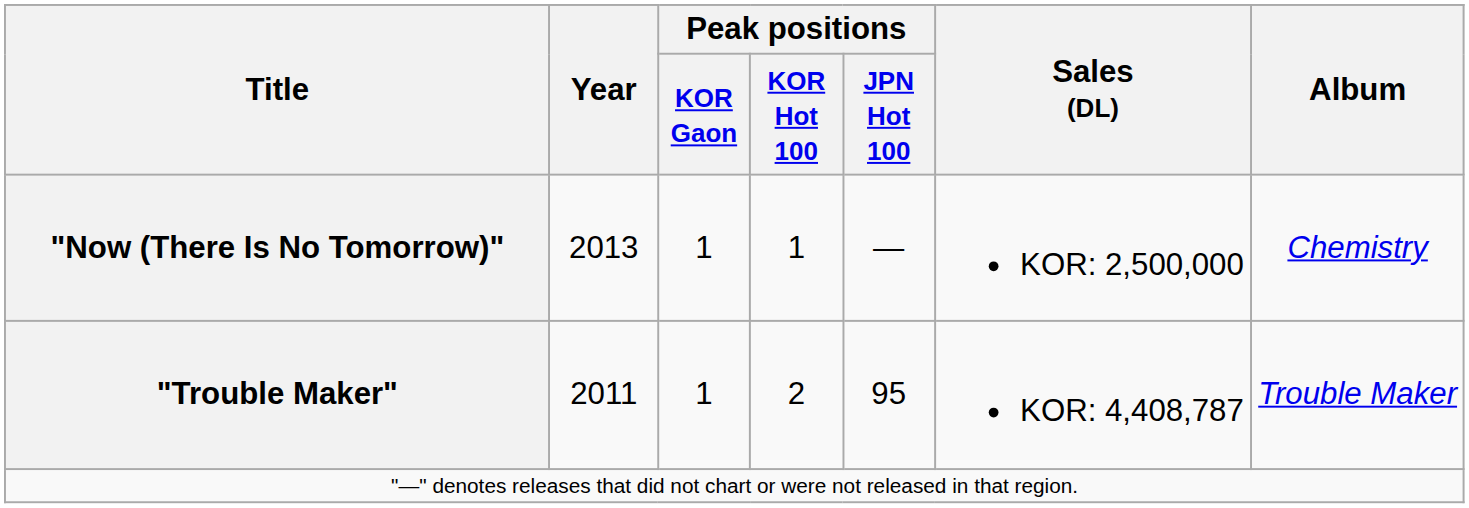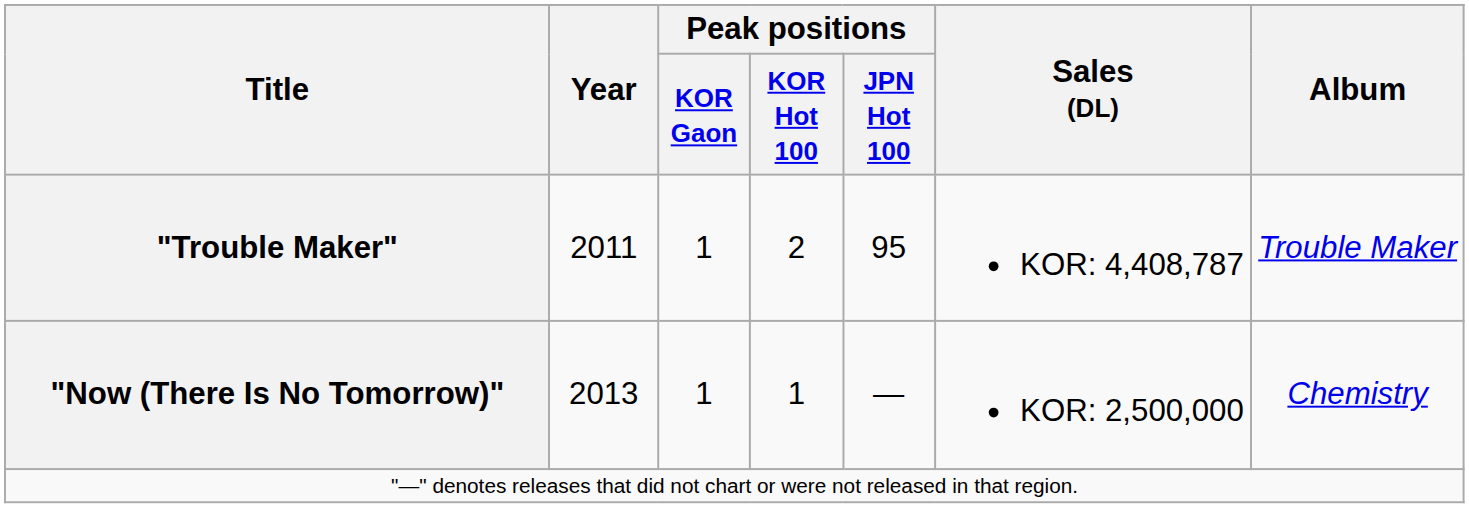rows swapped: (277, 394) <-> (277, 247)
